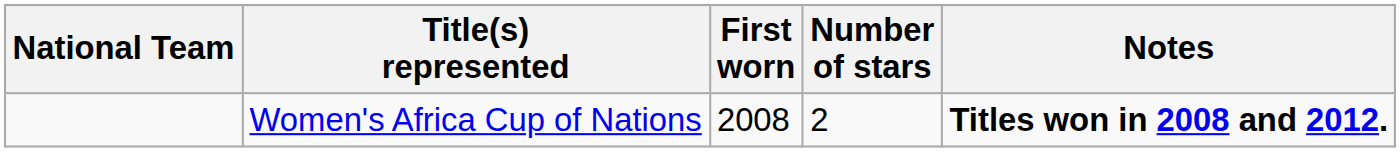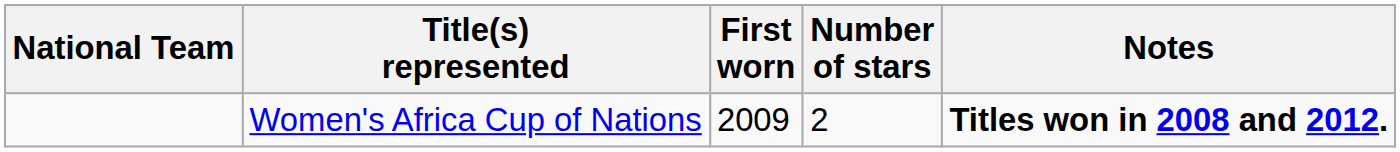(753, 119) 2008 -> (753, 119) 2009
